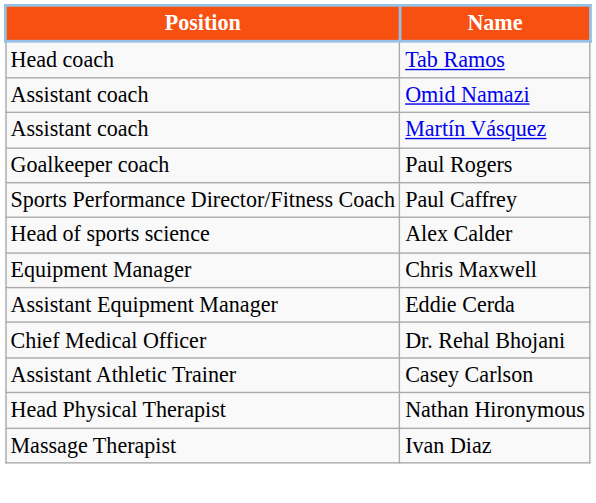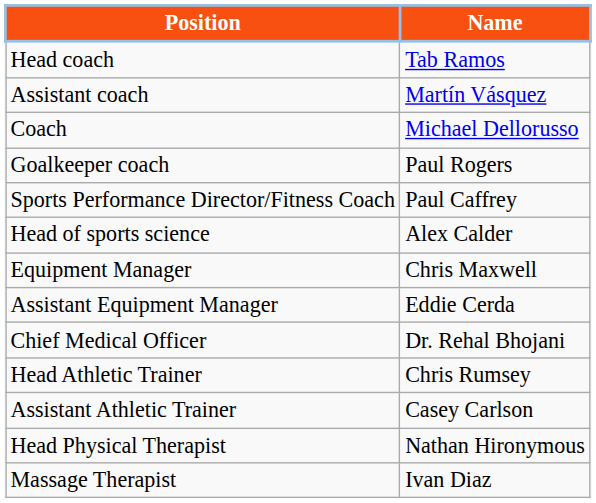- row: (467, 94)
+ row: (492, 129)
+ row: (468, 374)
